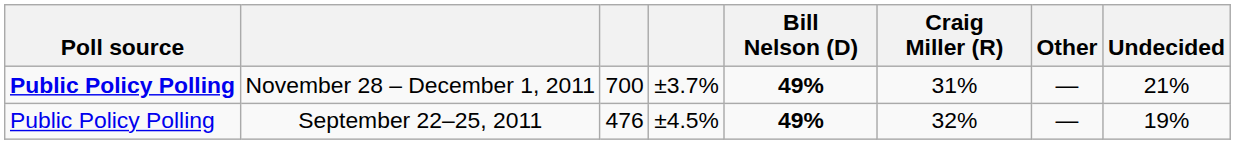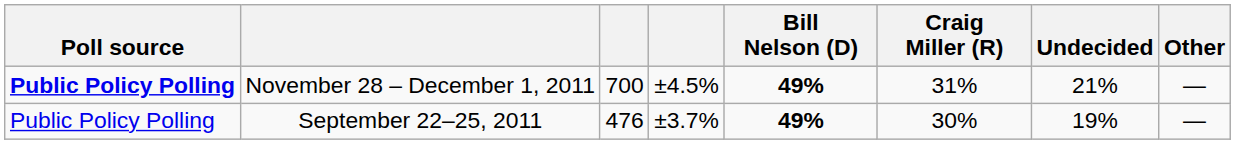columns swapped: (1067, 48) <-> (1167, 48)
(687, 84) ±3.7% -> (687, 84) ±4.5%
(687, 120) ±4.5% -> (687, 120) ±3.7%
(954, 120) 32% -> (954, 120) 30%
